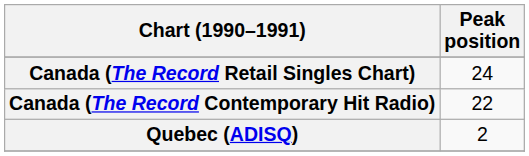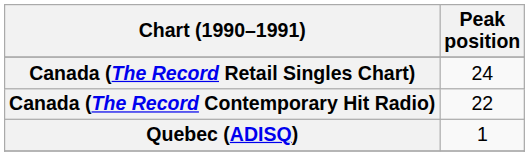(482, 134) 2 -> (482, 134) 1
